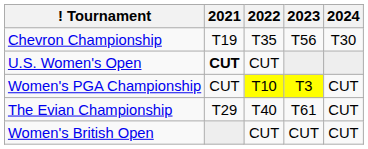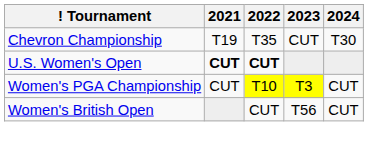(304, 40) T56 -> (304, 40) CUT
(264, 63) normal -> (264, 63) bold
- row: (90, 110)
(304, 133) CUT -> (304, 110) T56
